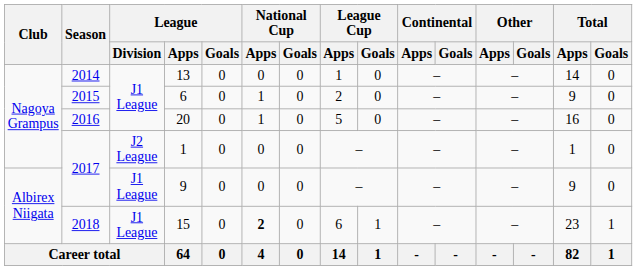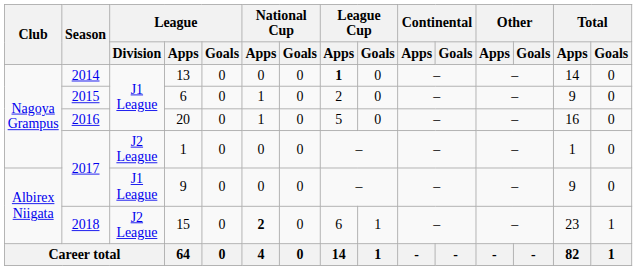(339, 75) normal -> (339, 75) bold
(137, 224) J1 League -> (137, 224) J2 League
